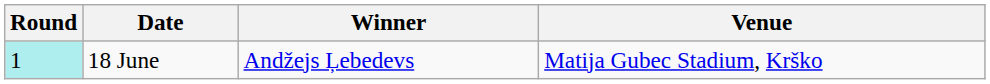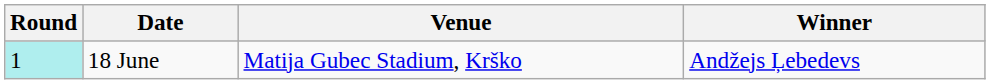columns swapped: (762, 22) <-> (389, 22)
